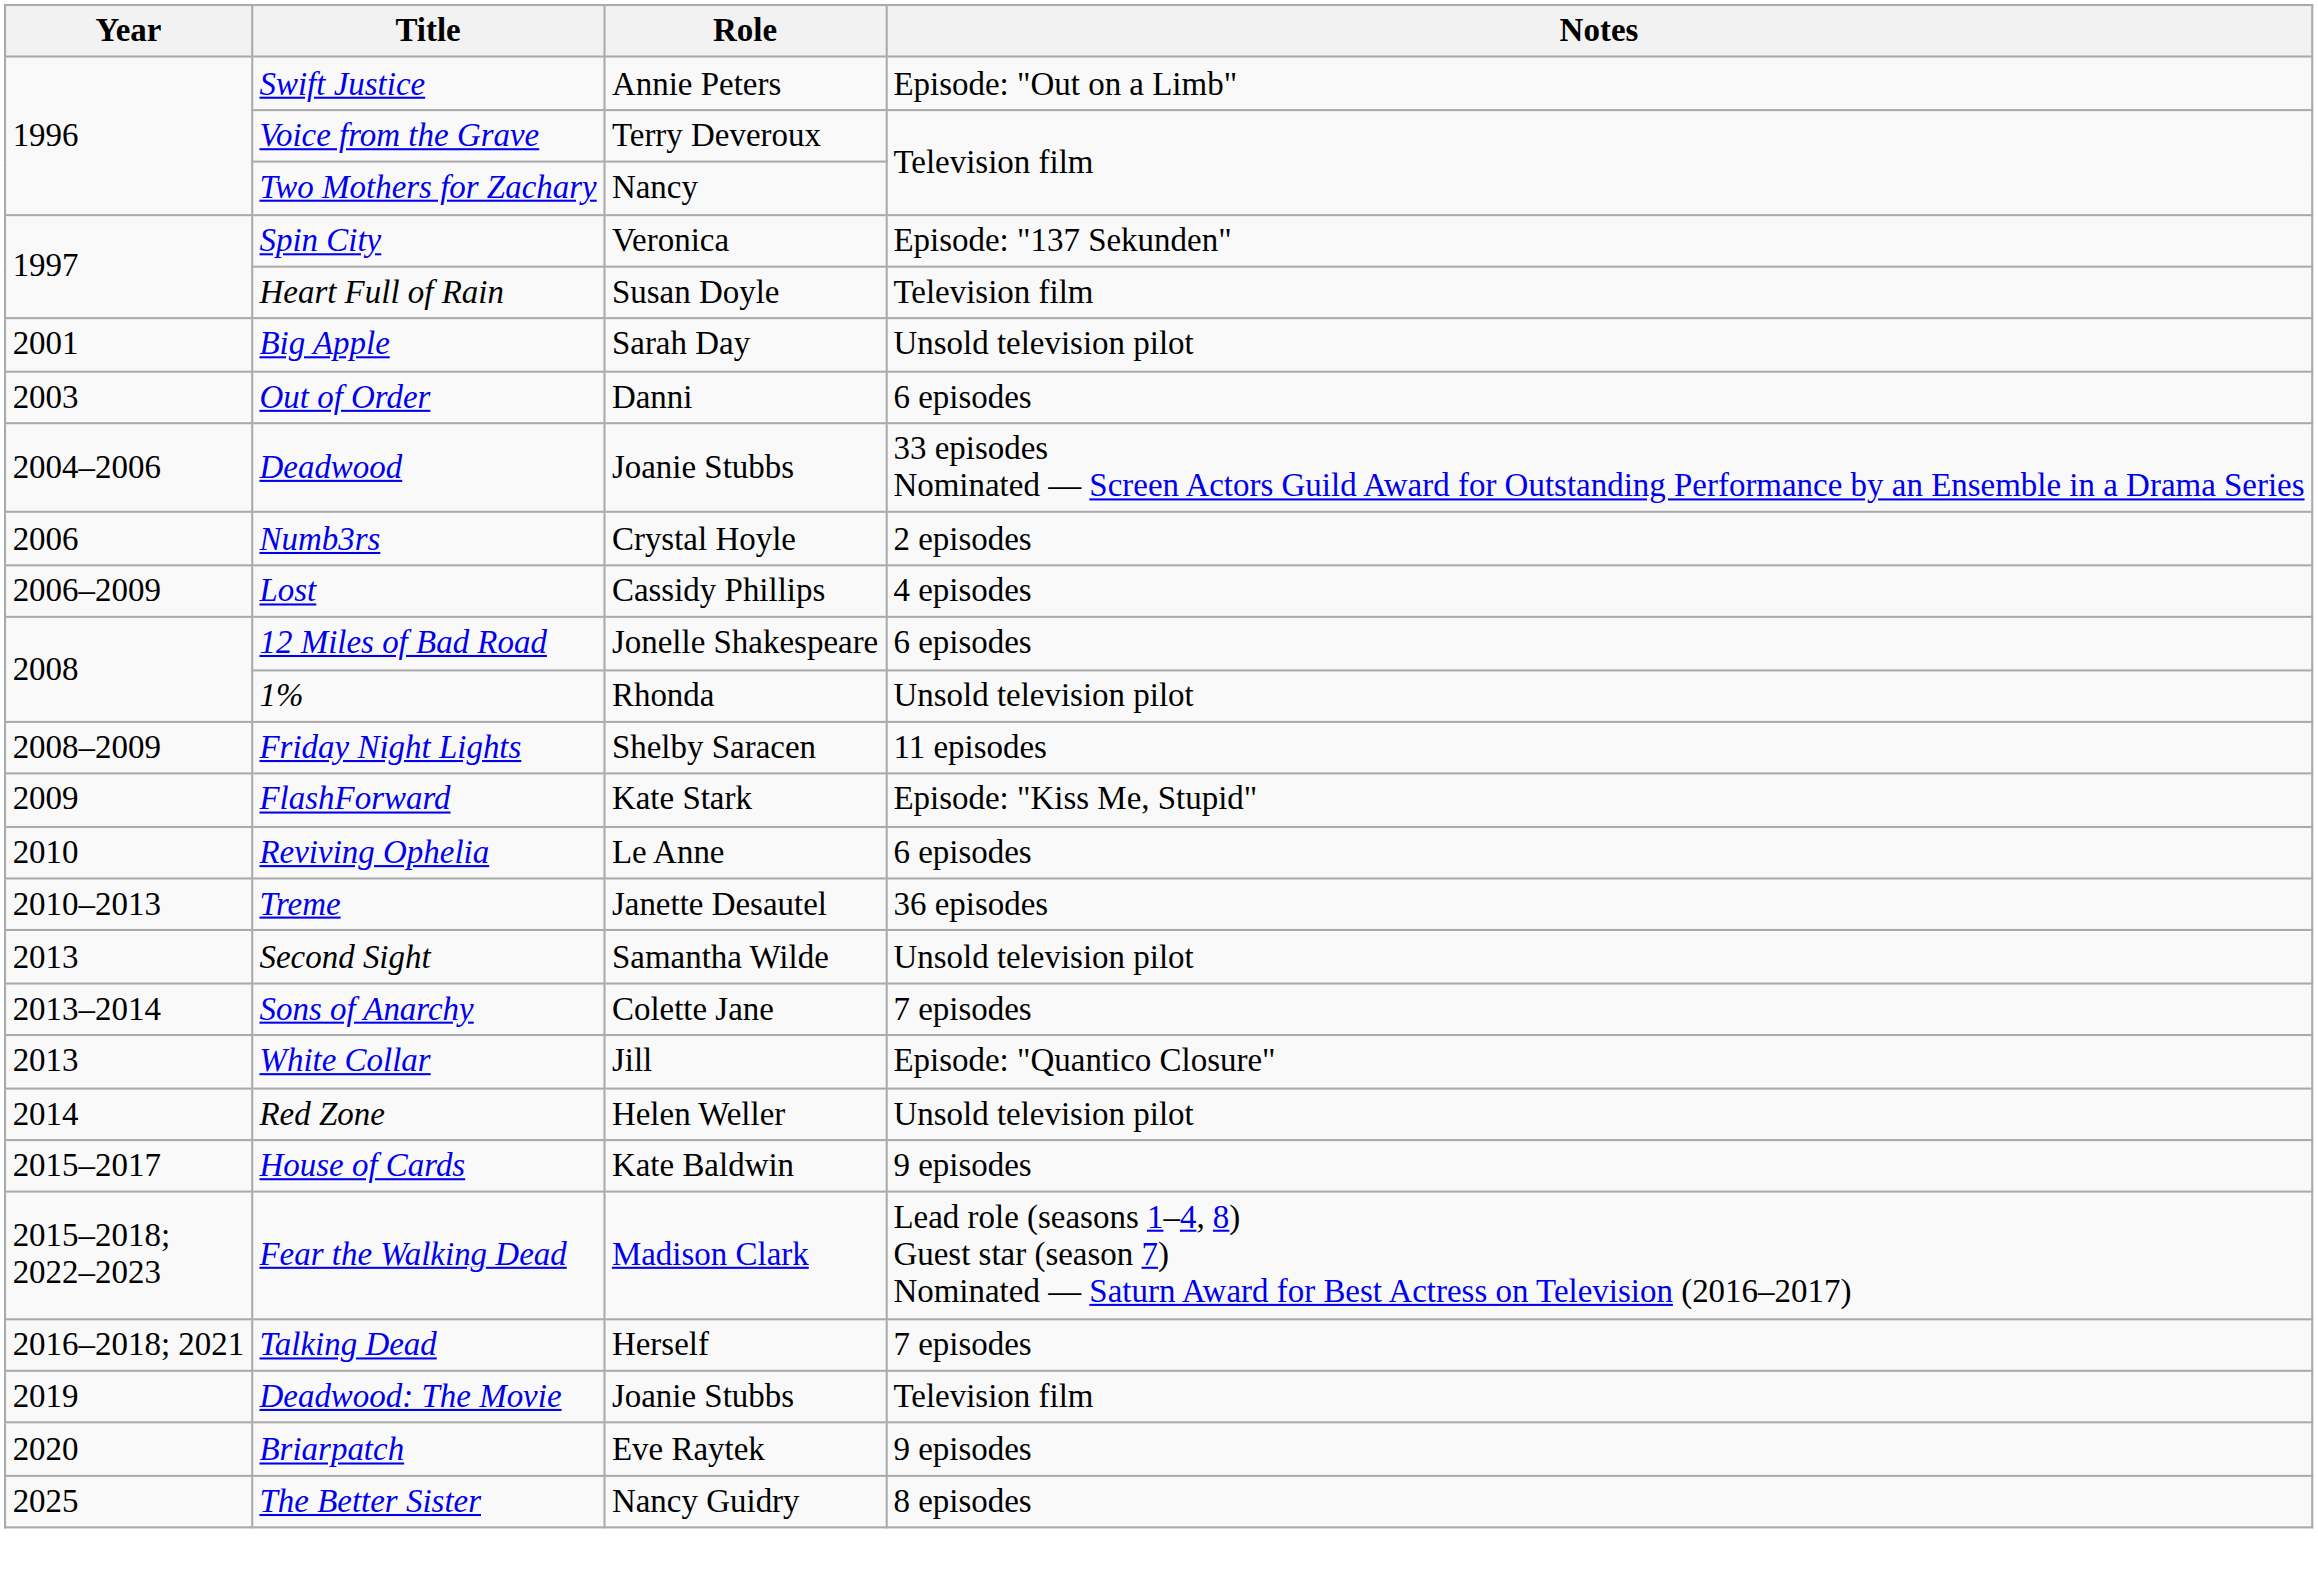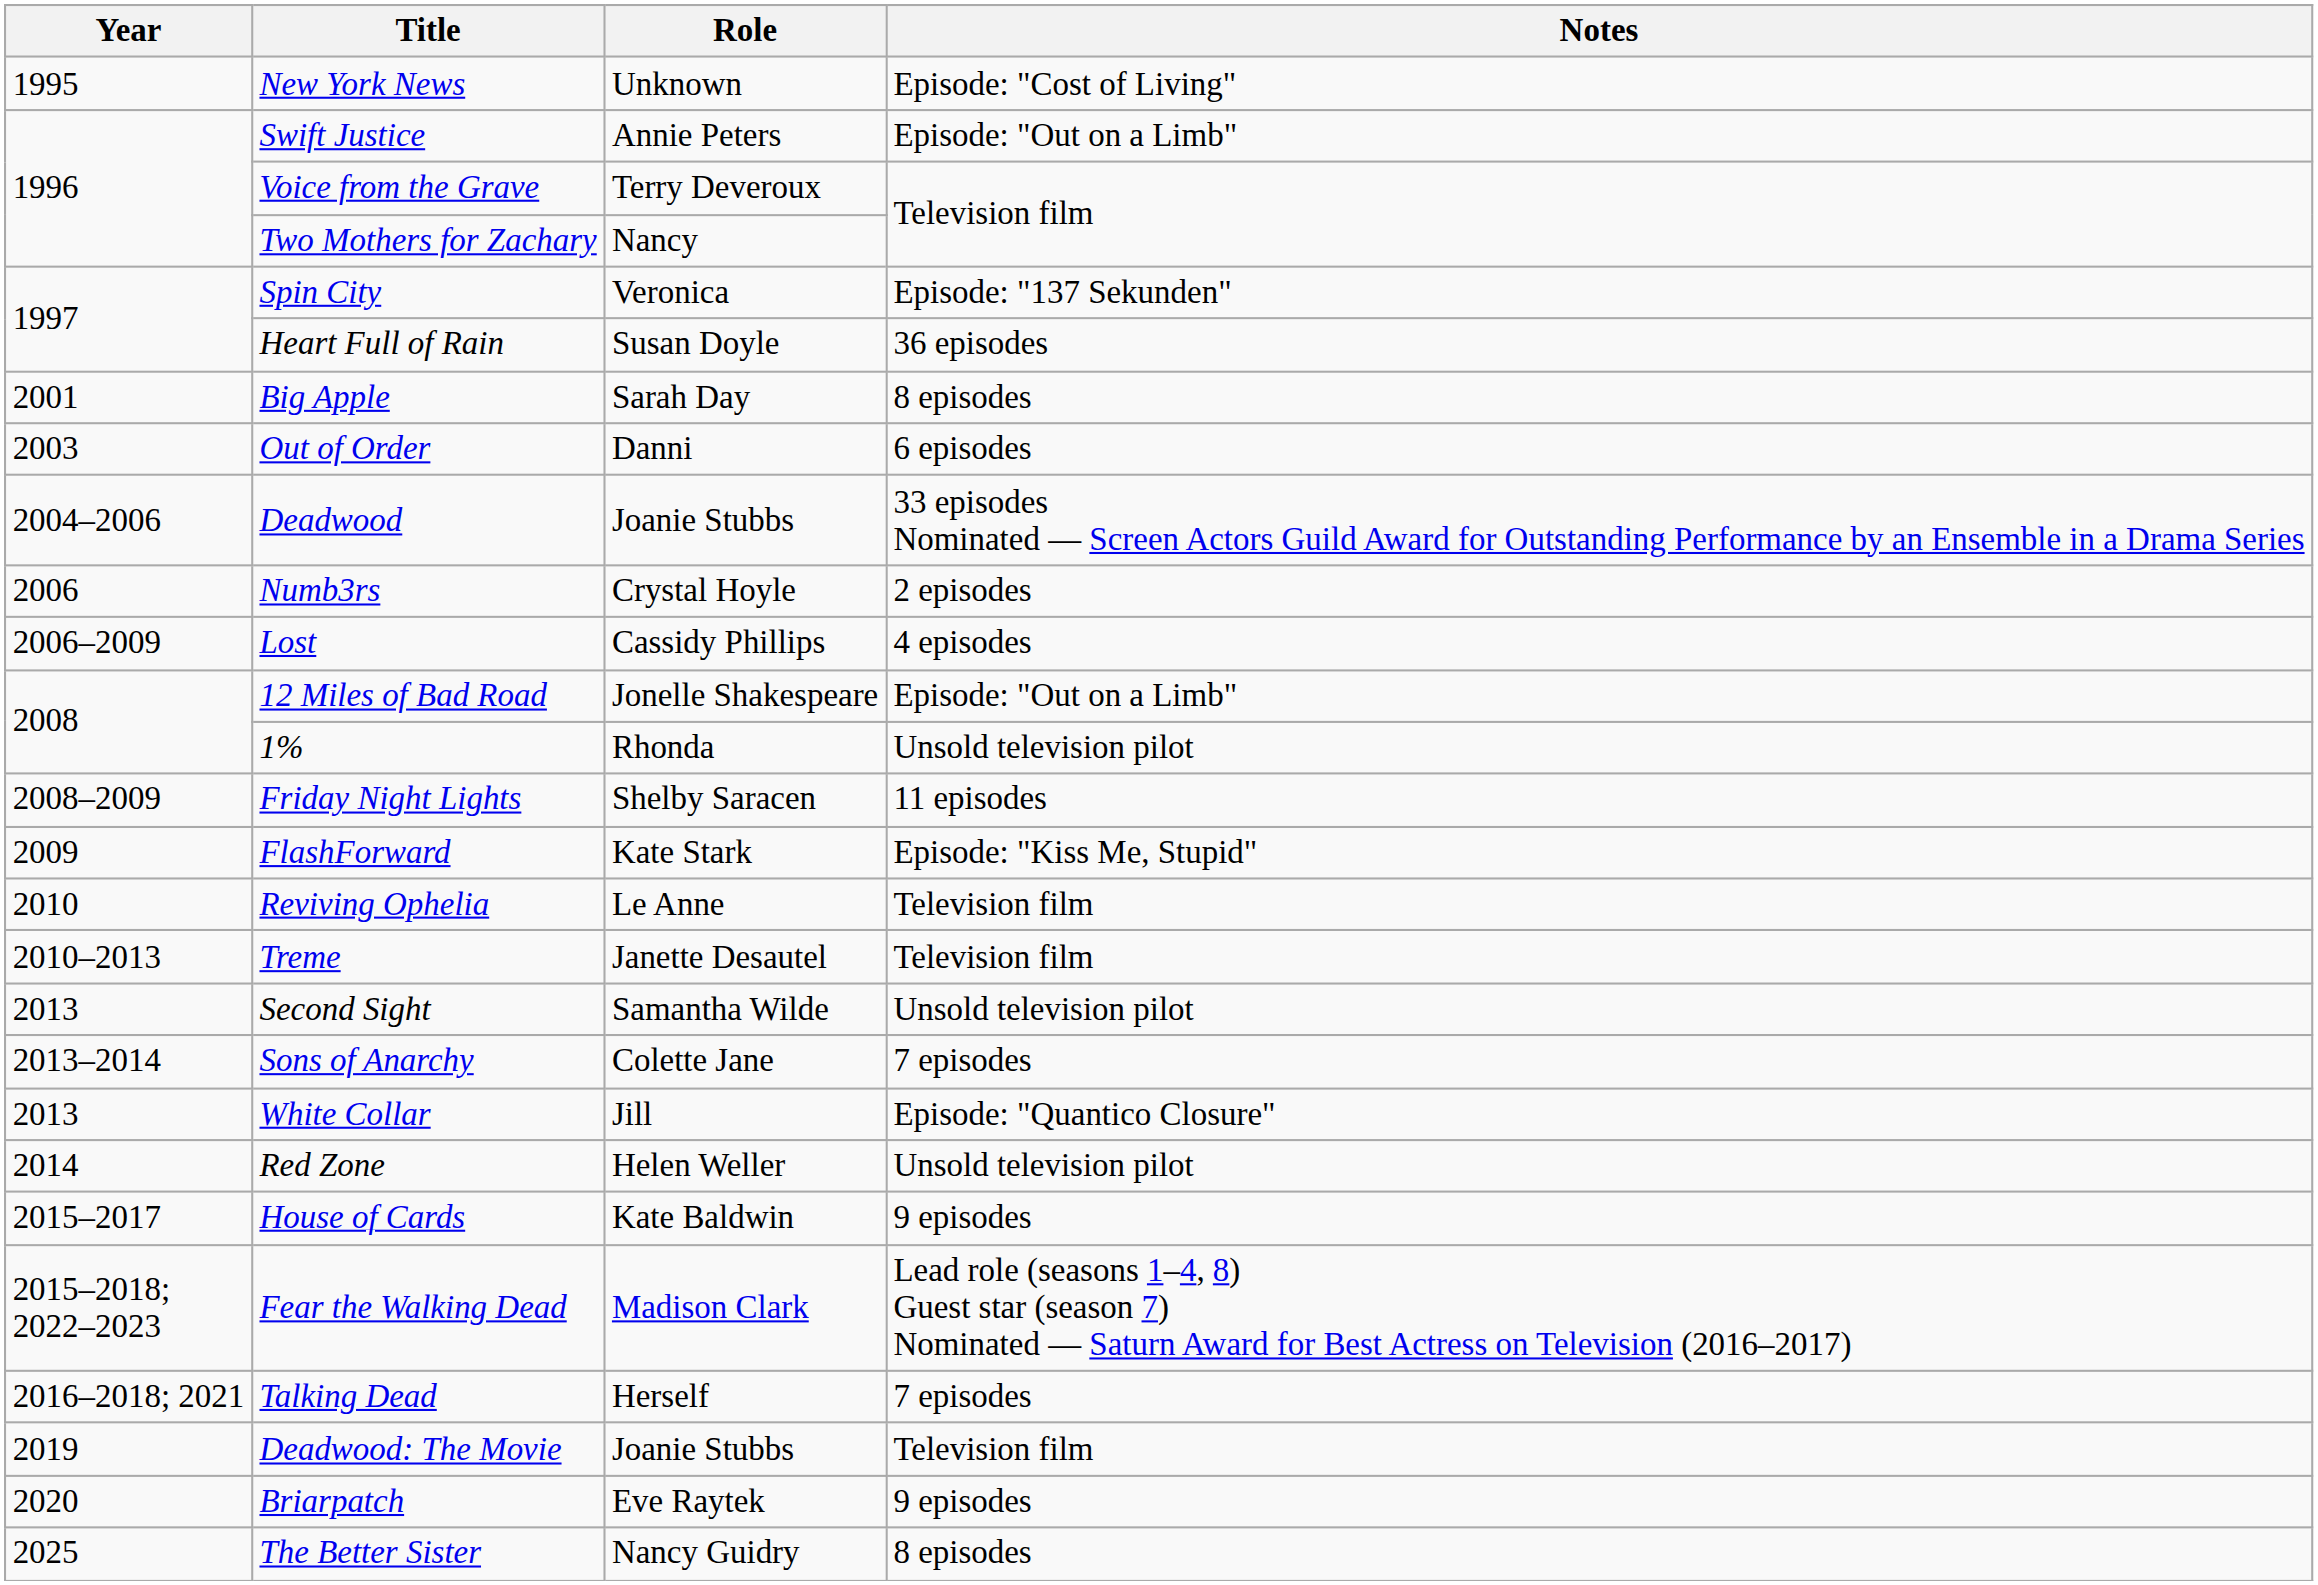+ row: (362, 82)
(993, 291) Television film -> (971, 344) 36 episodes
(1044, 344) Unsold television pilot -> (963, 396) 8 episodes
(963, 642) 6 episodes -> (1065, 694) Episode: "Out on a Limb"
(963, 851) 6 episodes -> (993, 904) Television film
(971, 904) 36 episodes -> (993, 956) Television film
